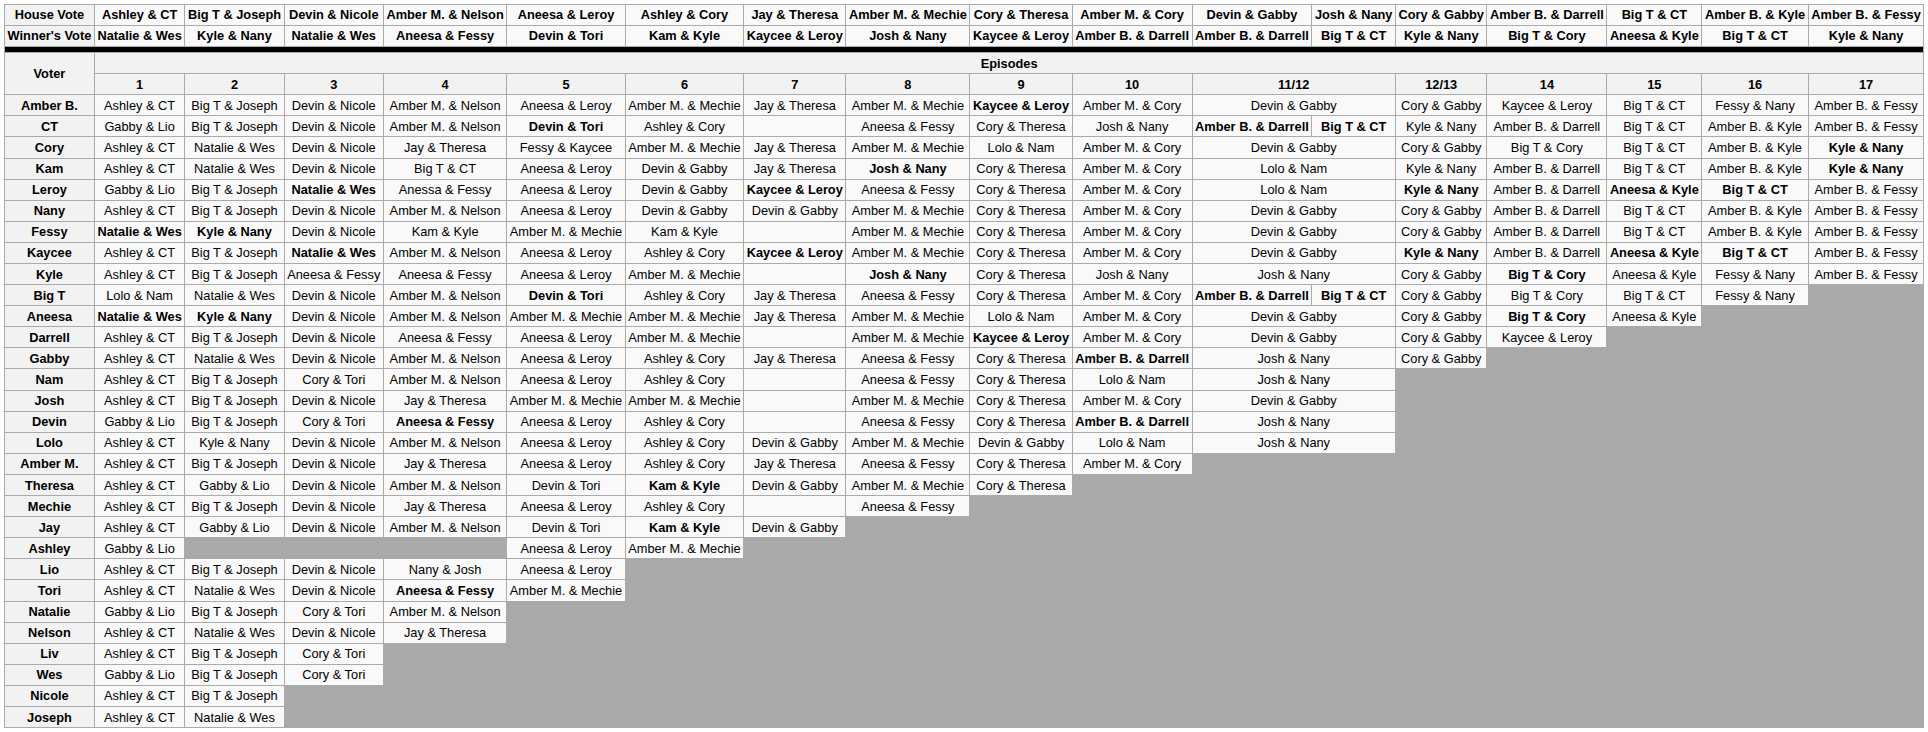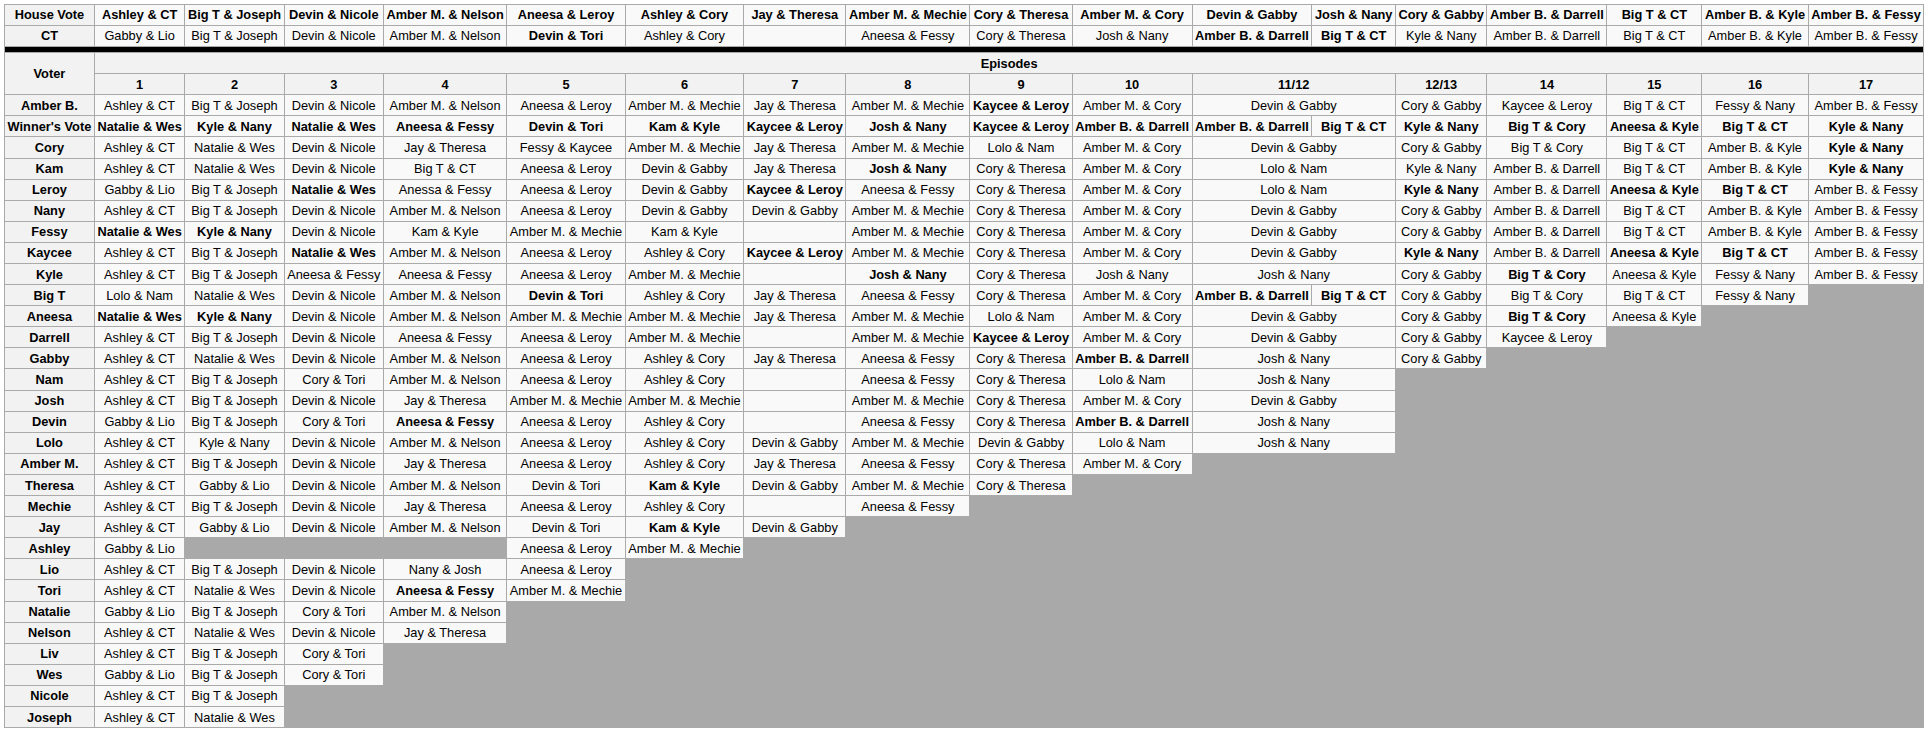rows swapped: (49, 36) <-> (49, 126)
